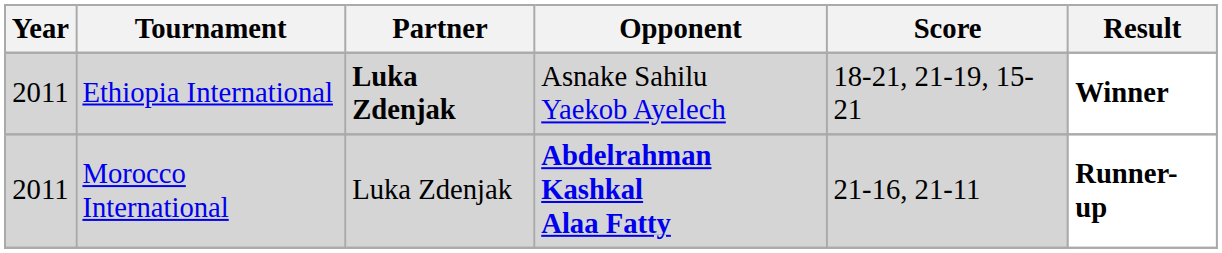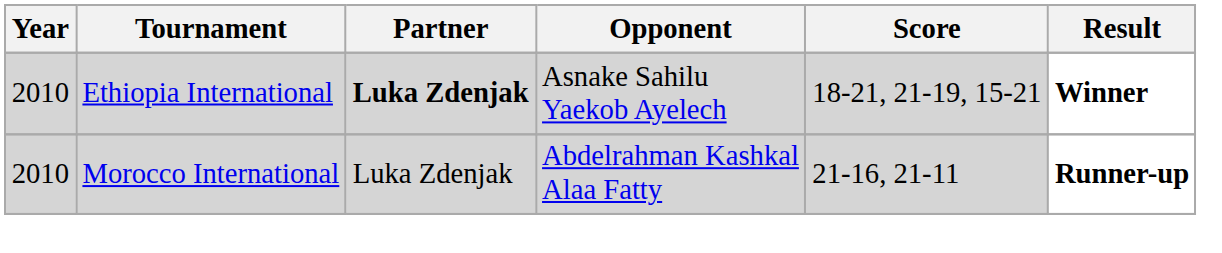(40, 92) 2011 -> (40, 92) 2010
(40, 190) 2011 -> (40, 173) 2010
(626, 190) bold -> (670, 173) normal
